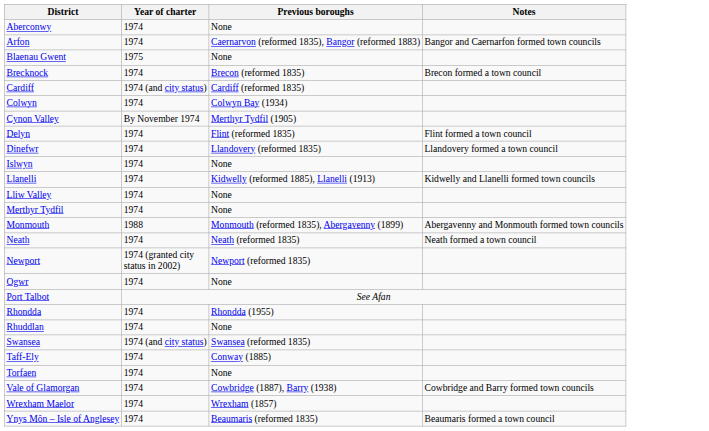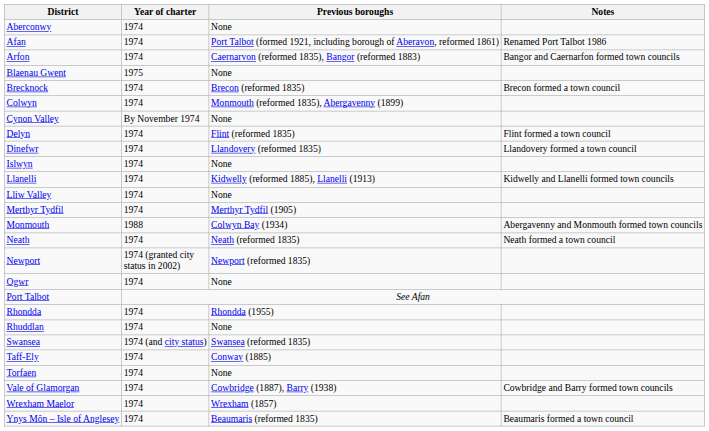+ row: (16, 42)
- row: (20, 88)
(249, 103) Colwyn Bay (1934) -> (307, 103) Monmouth (reformed 1835), Abergavenny (1899)
(254, 118) Merthyr Tydfil (1905) -> (221, 118) None
(221, 210) None -> (254, 210) Merthyr Tydfil (1905)
(307, 225) Monmouth (reformed 1835), Abergavenny (1899) -> (249, 225) Colwyn Bay (1934)
